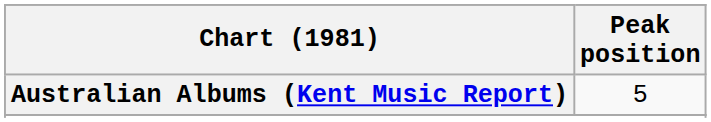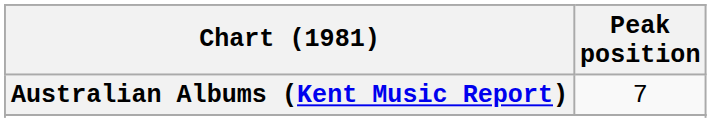(640, 95) 5 -> (640, 95) 7
